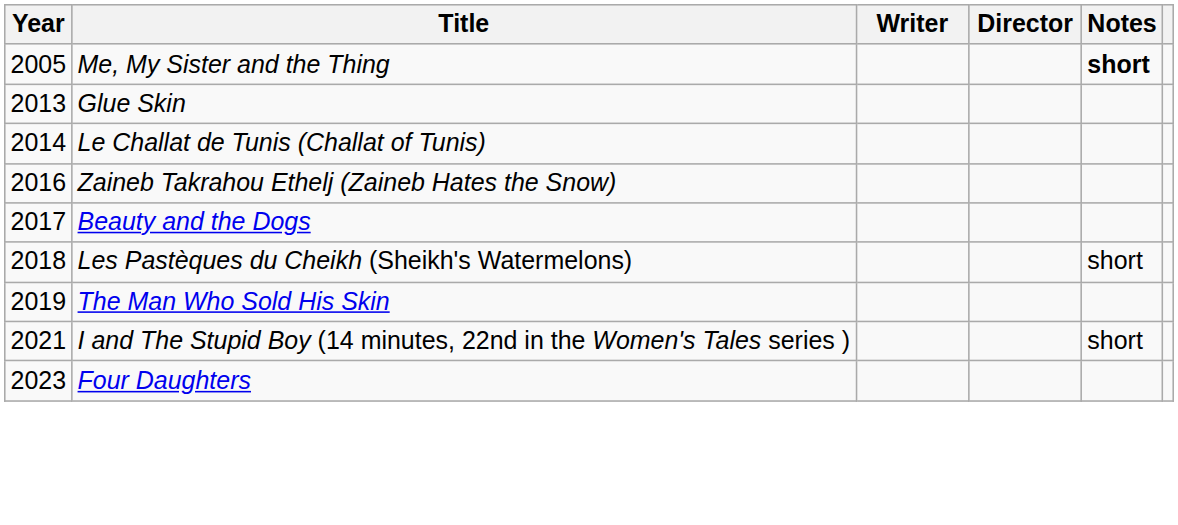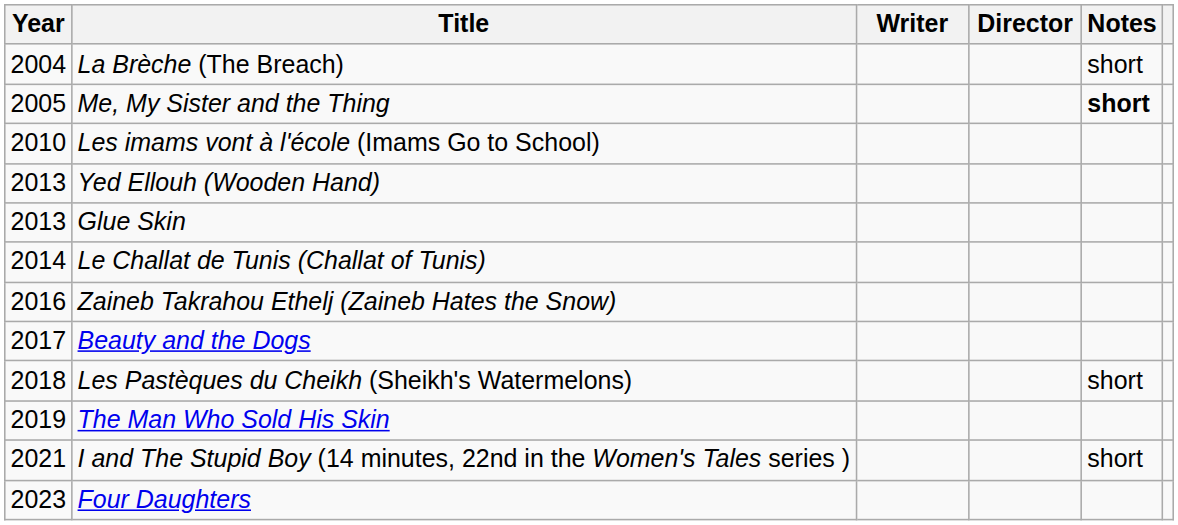+ row: (211, 63)
+ row: (339, 143)
+ row: (229, 182)
